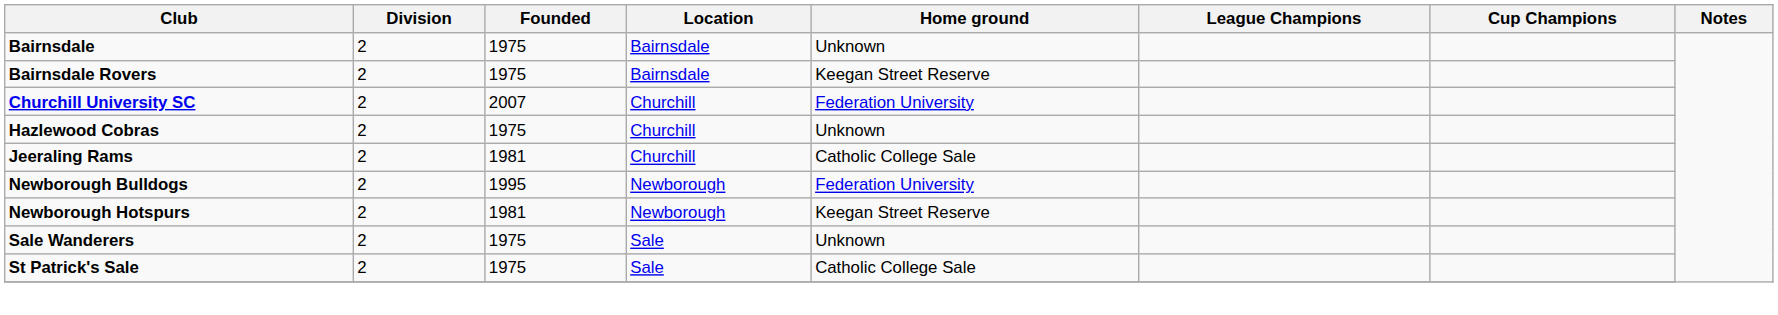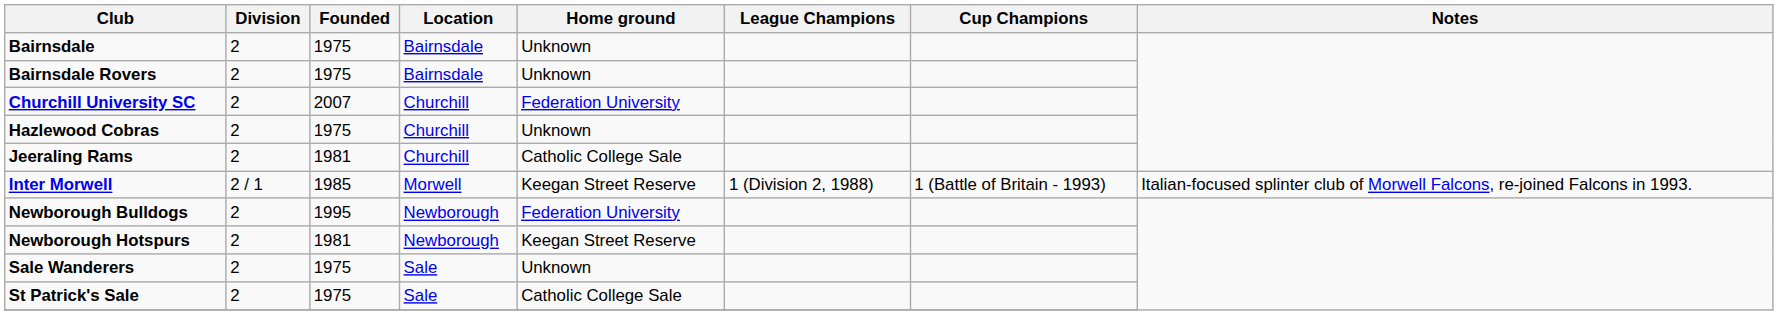(902, 74) Keegan Street Reserve -> (556, 74) Unknown
+ row: (61, 185)
